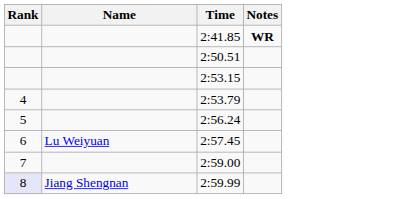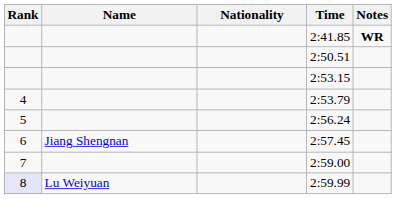+ column: (252, 15)
(77, 141) Lu Weiyuan -> (86, 141) Jiang Shengnan
(86, 183) Jiang Shengnan -> (77, 183) Lu Weiyuan
